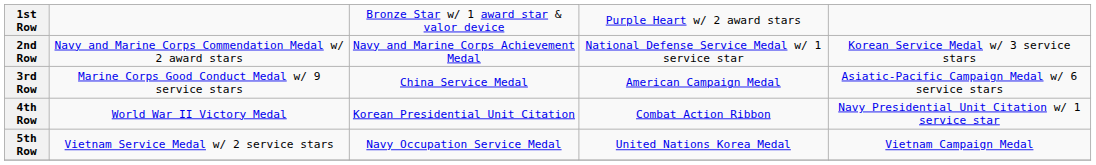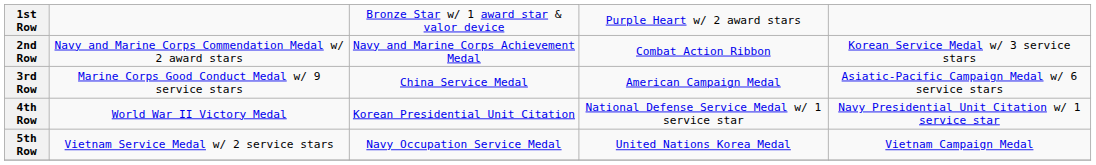(703, 51) National Defense Service Medal w/ 1 service star -> (703, 51) Combat Action Ribbon
(703, 113) Combat Action Ribbon -> (703, 113) National Defense Service Medal w/ 1 service star
